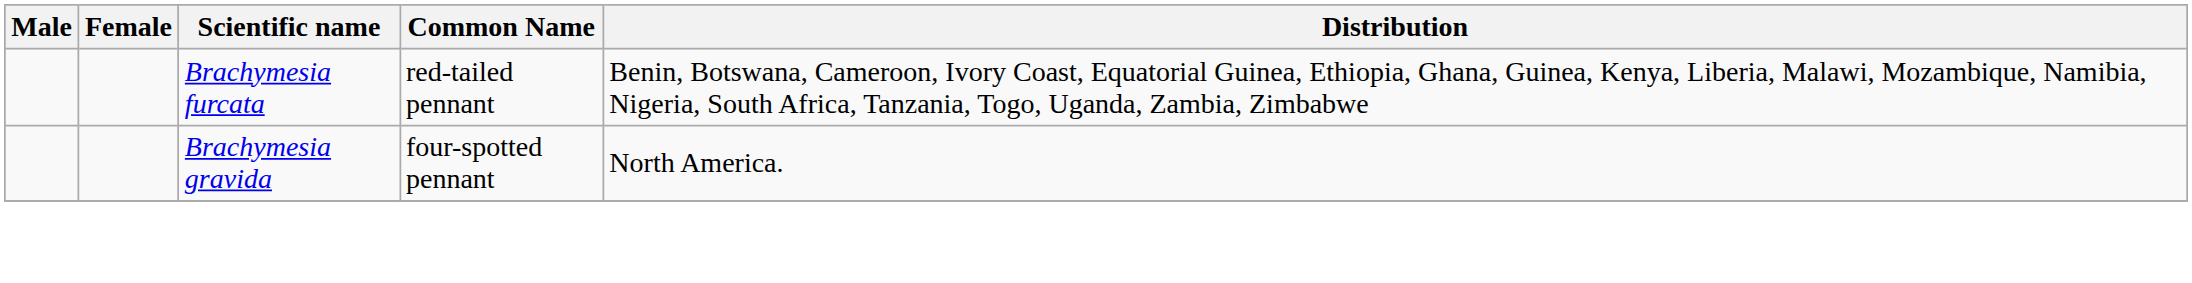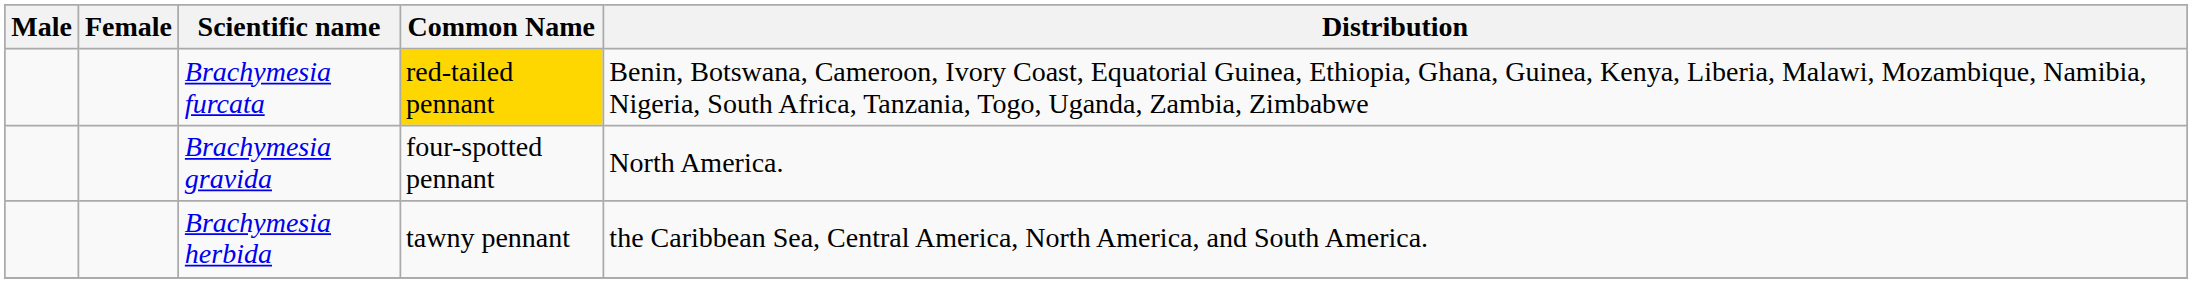(460, 86) no background -> (460, 86) gold background
+ row: (258, 238)
